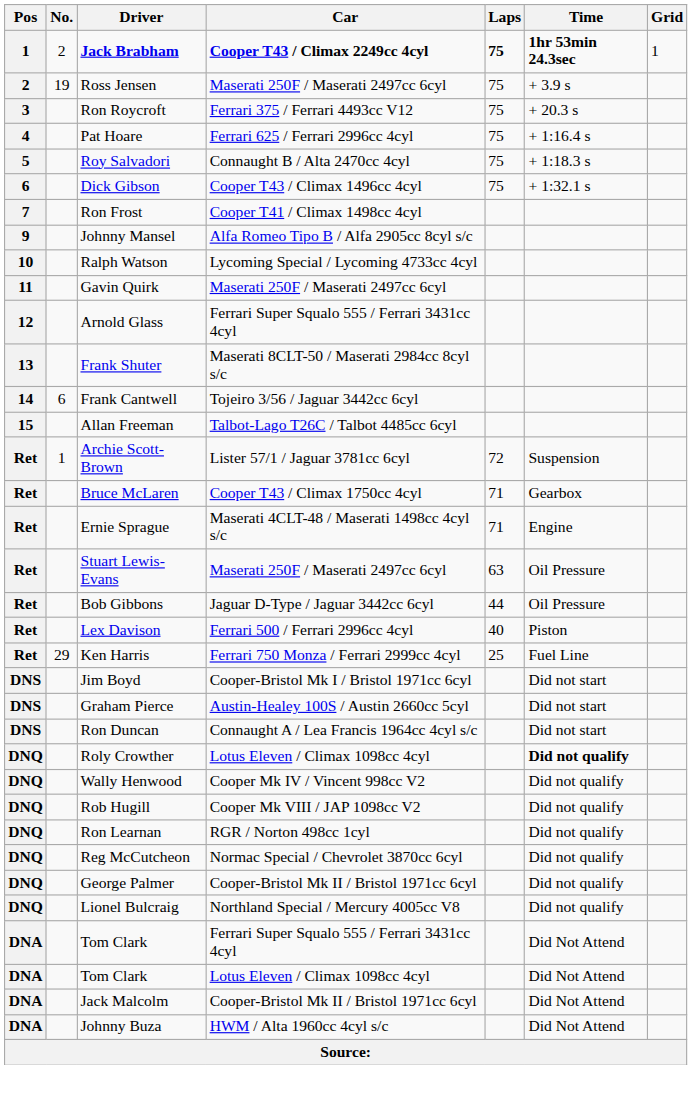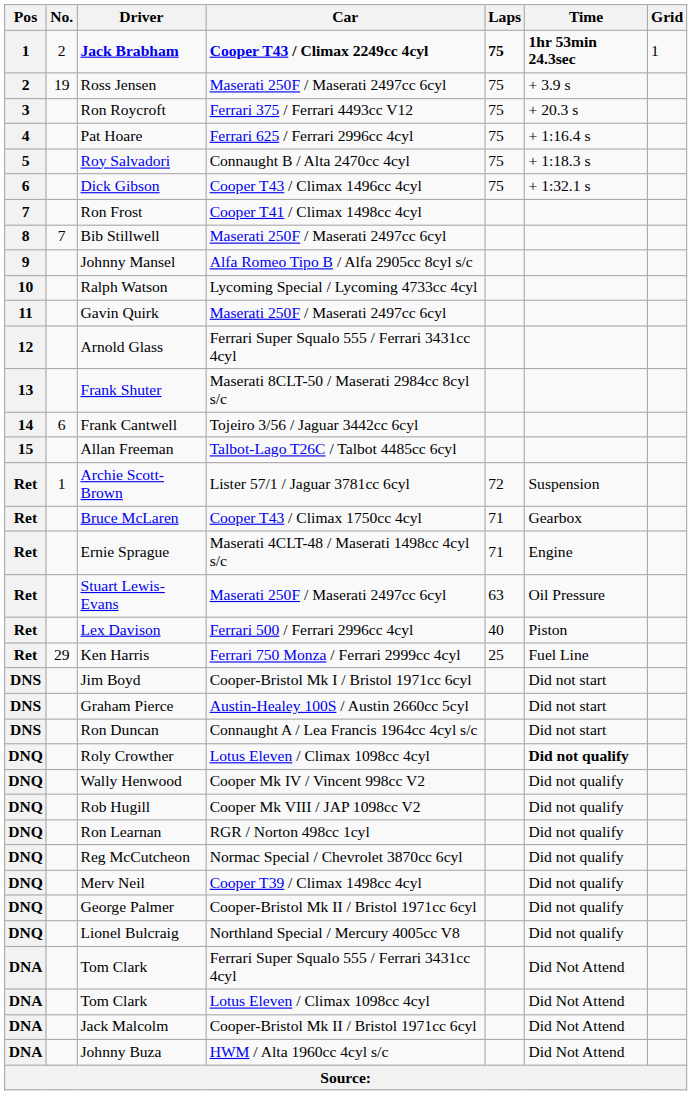+ row: (120, 237)
- row: (122, 604)
+ row: (113, 882)
